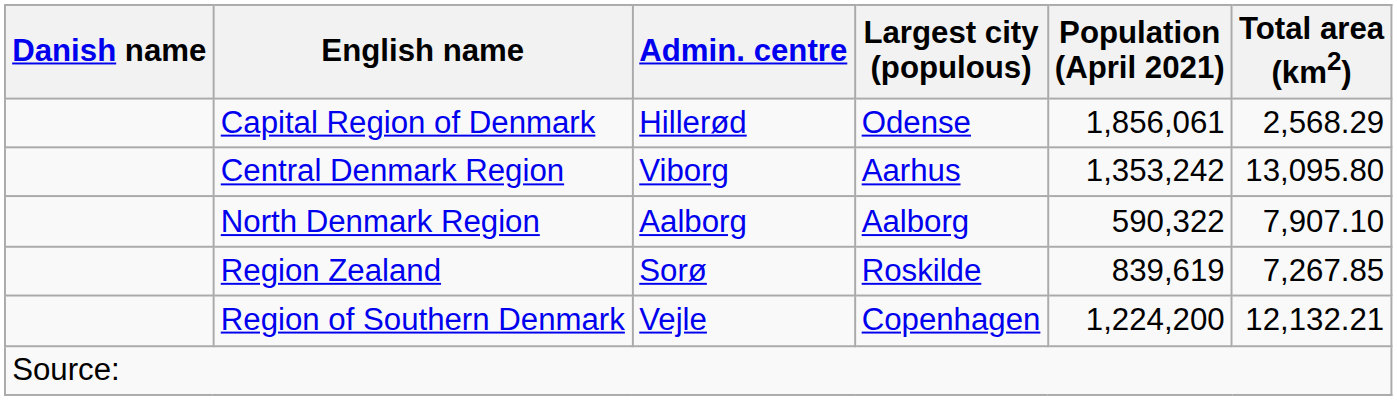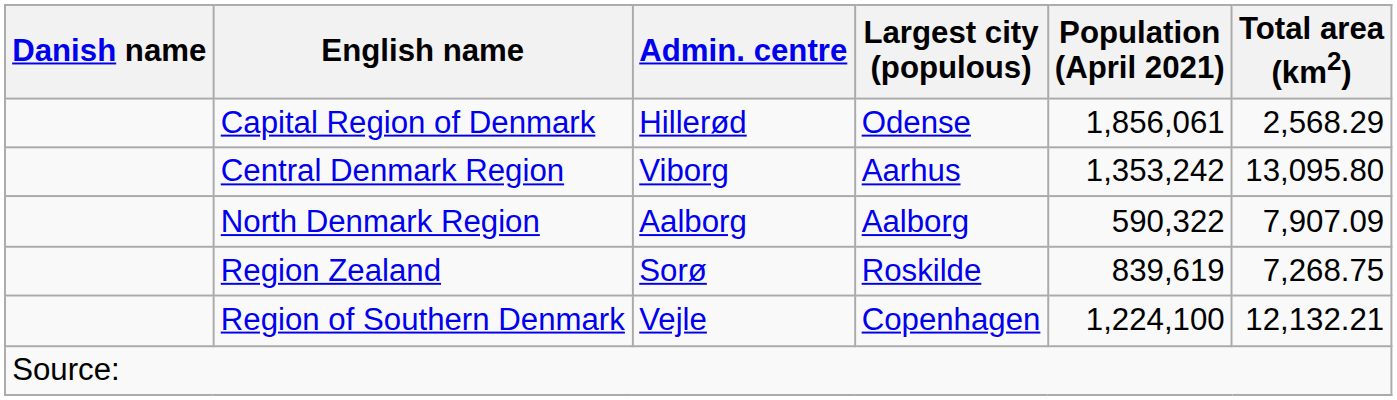(1323, 221) 7,907.10 -> (1323, 221) 7,907.09
(1323, 270) 7,267.85 -> (1323, 270) 7,268.75
(1155, 320) 1,224,200 -> (1155, 320) 1,224,100
